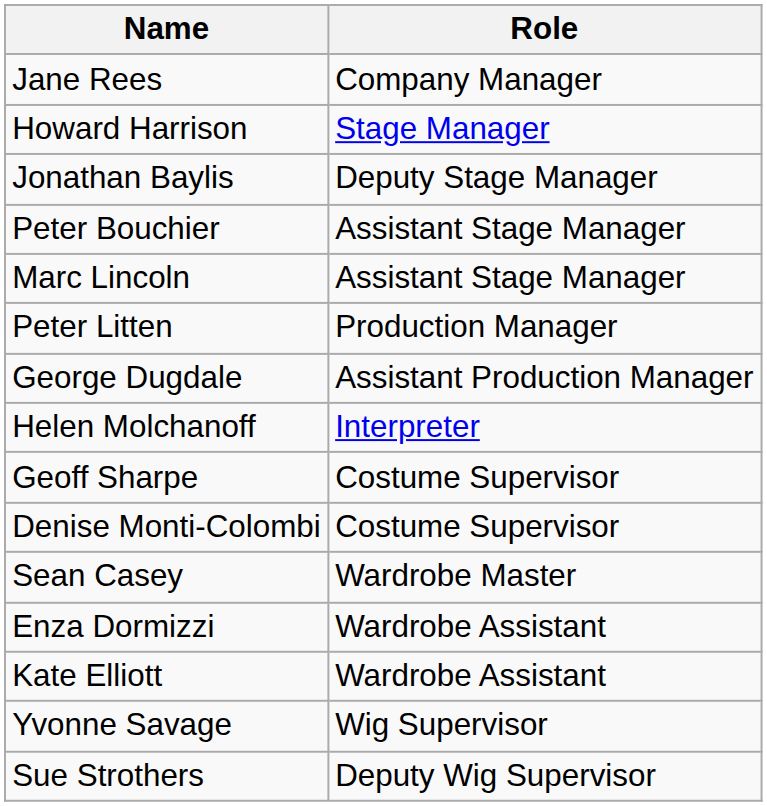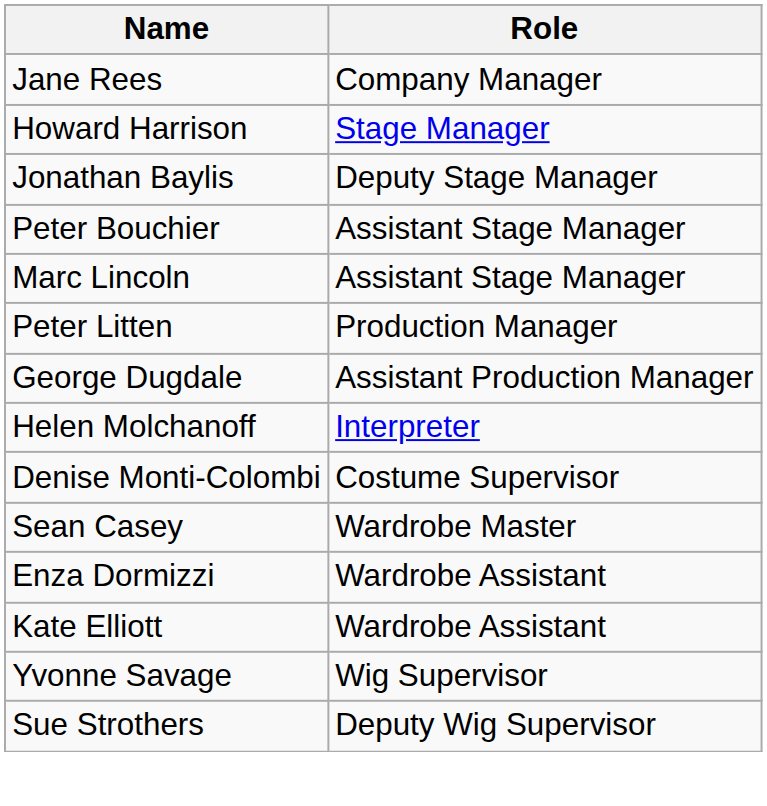- row: (105, 476)
